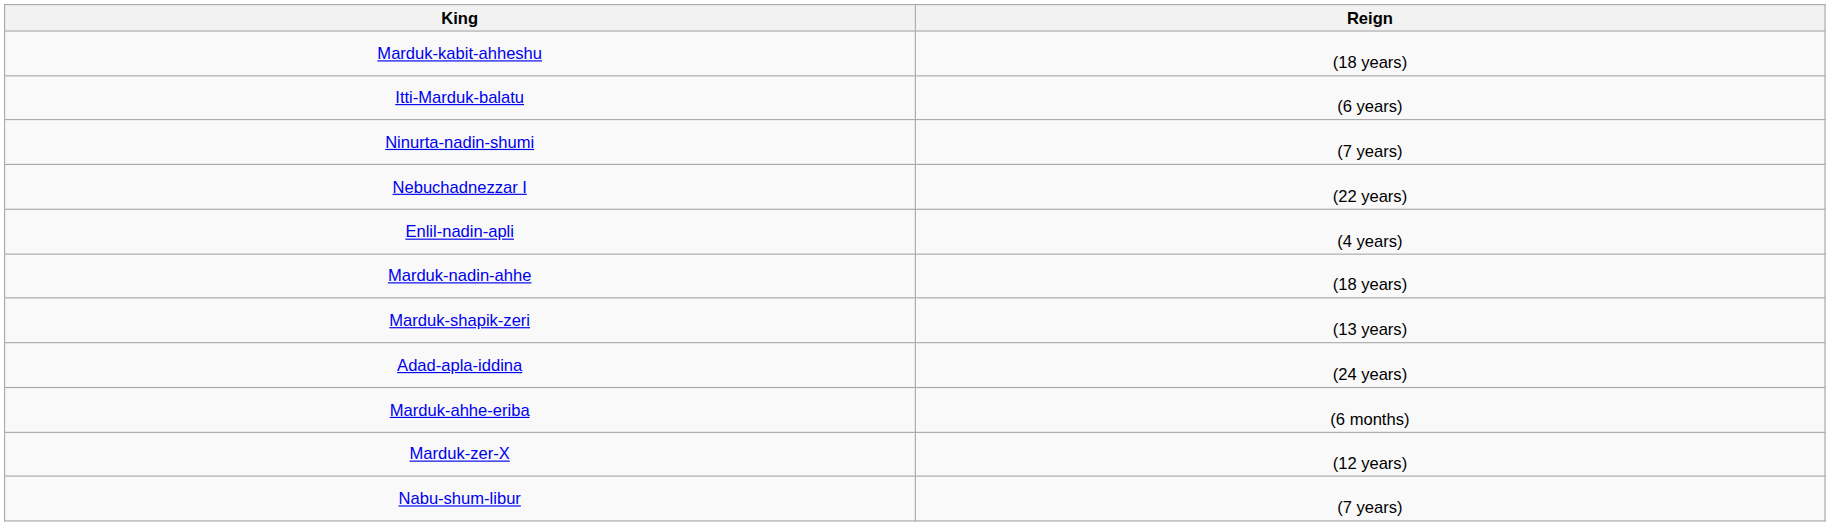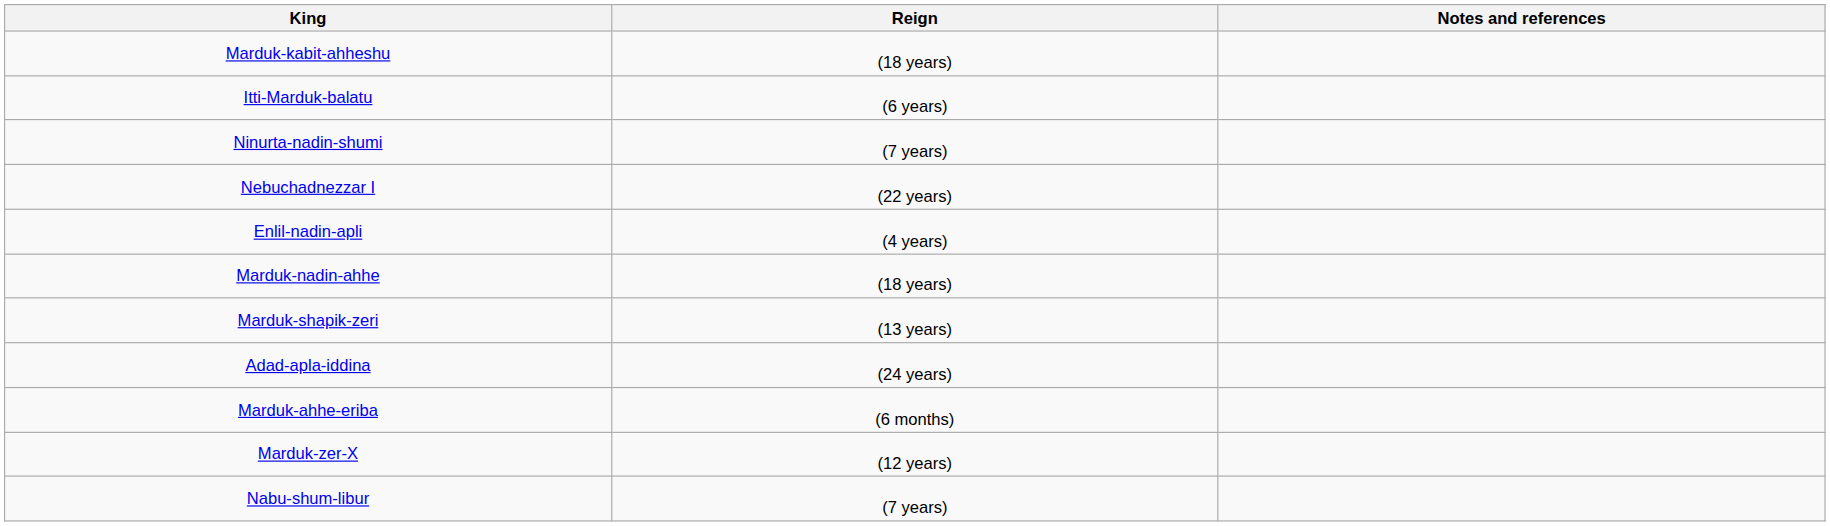+ column: (1522, 18)
